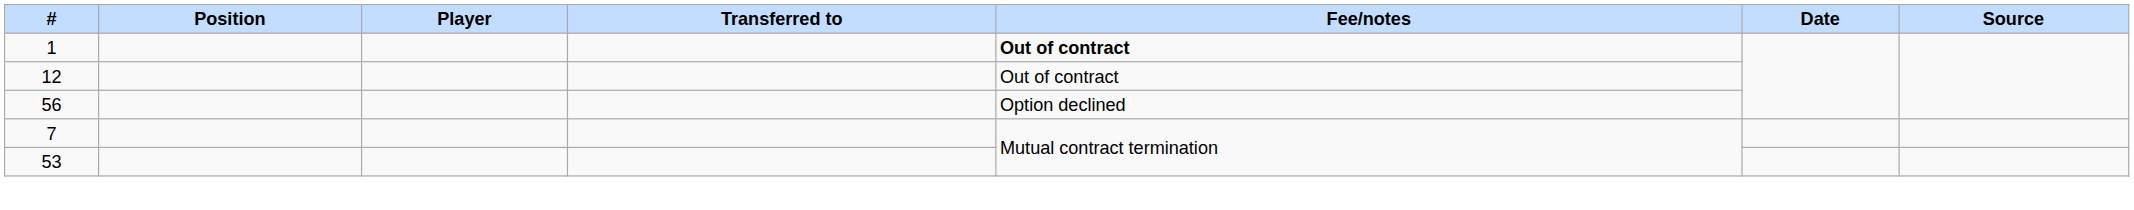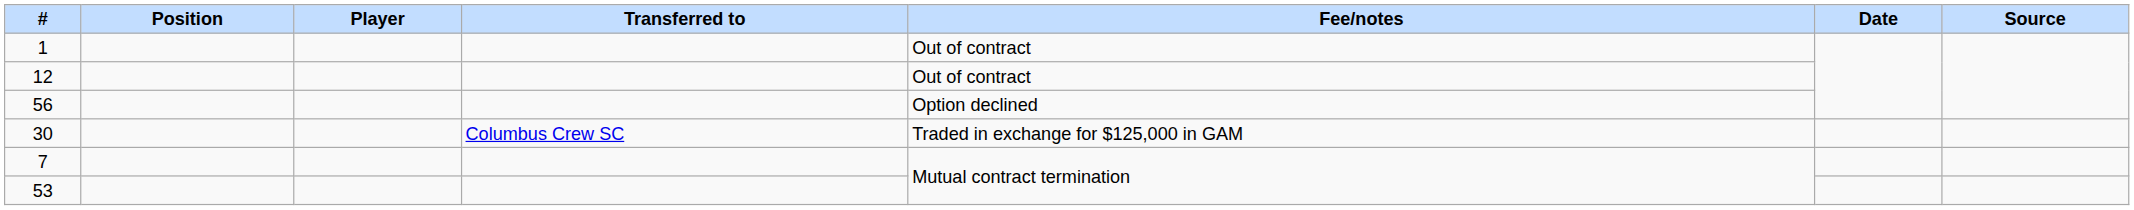(1065, 48) bold -> (971, 48) normal
+ row: (43, 134)
